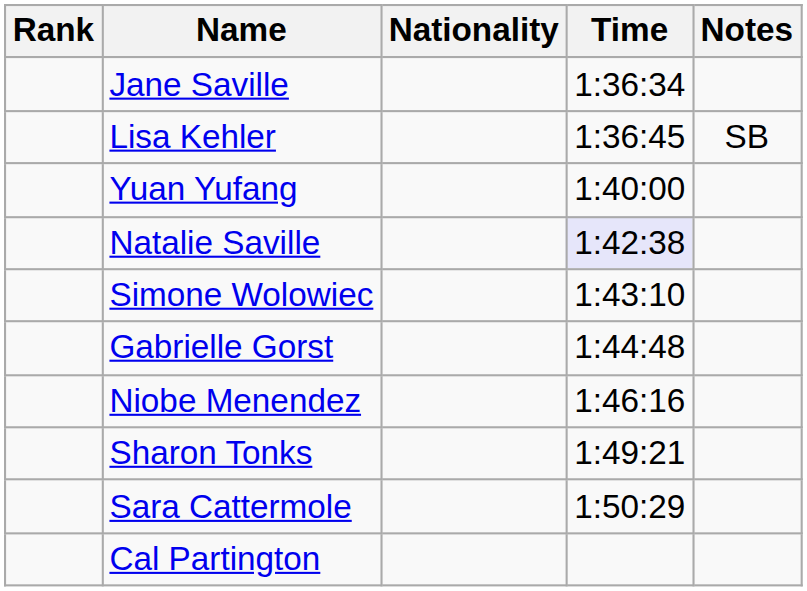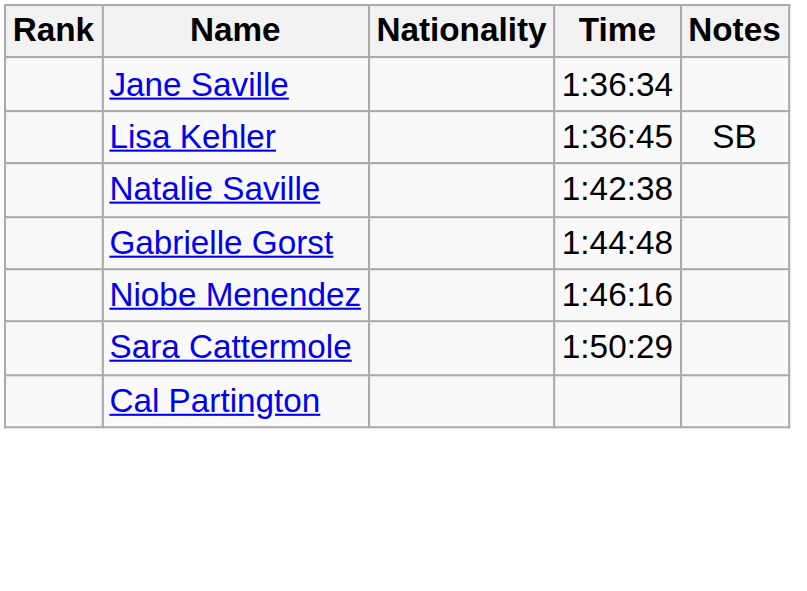- row: (204, 189)
(630, 242) lavender background -> (617, 189) no background
- row: (241, 294)
- row: (211, 453)
